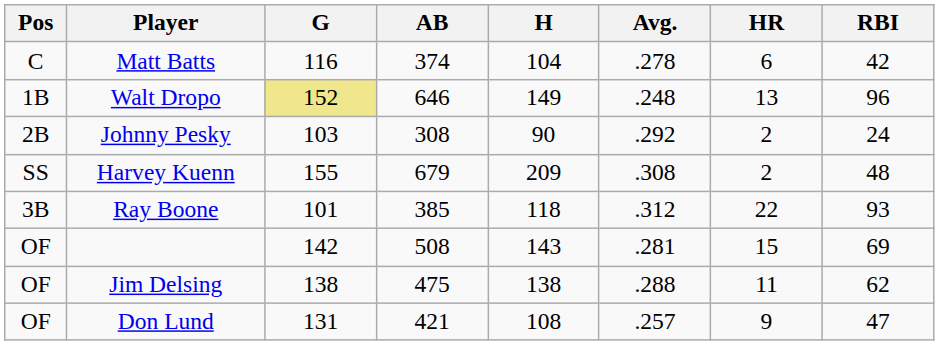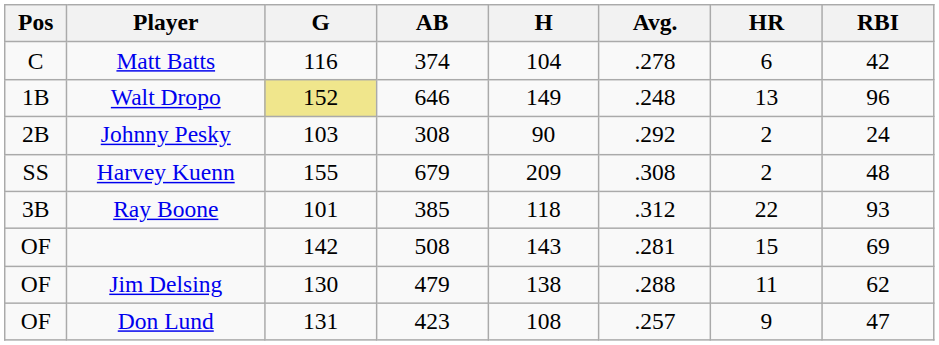(321, 284) 138 -> (321, 284) 130
(432, 284) 475 -> (432, 284) 479
(432, 321) 421 -> (432, 321) 423
